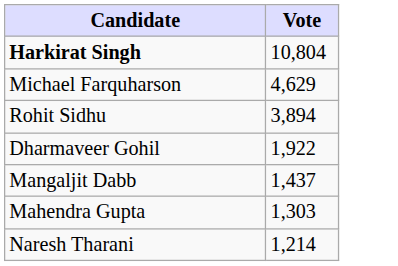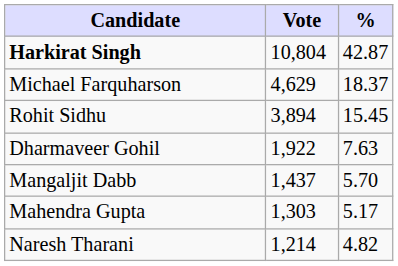+ column: (366, 20)
